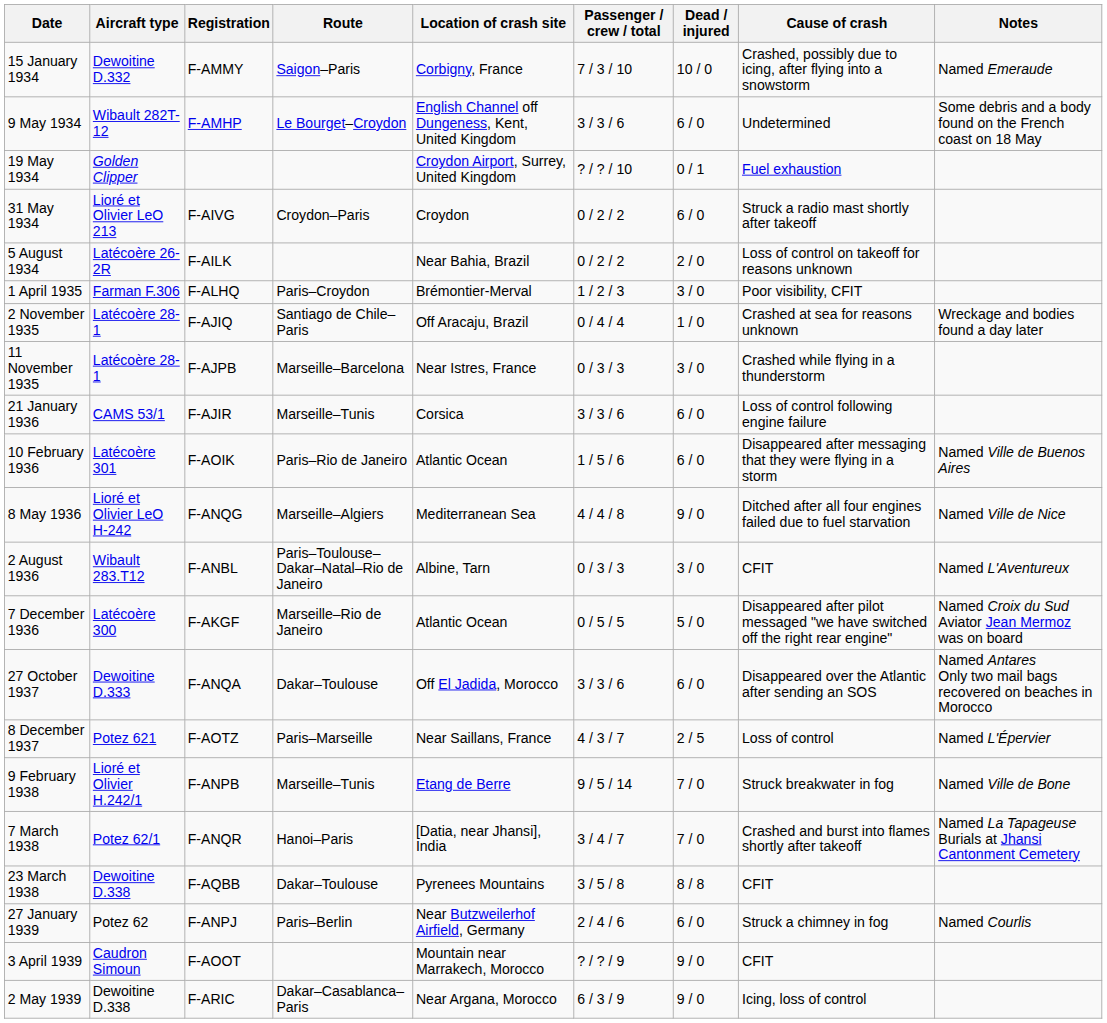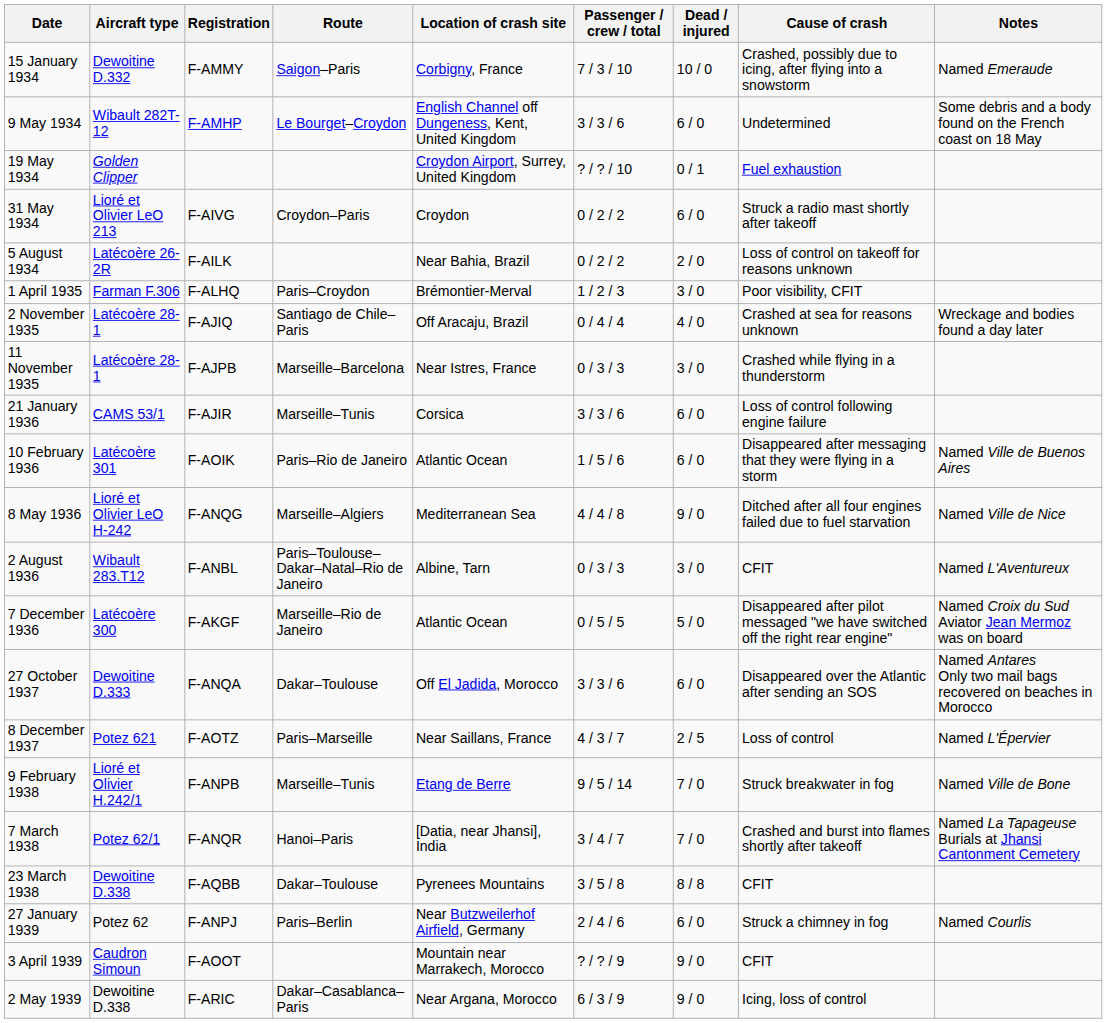(691, 322) 1 / 0 -> (691, 322) 4 / 0
